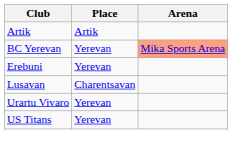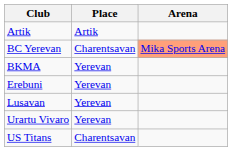(93, 48) Yerevan -> (105, 48) Charentsavan
+ row: (24, 66)
(105, 84) Charentsavan -> (93, 102) Yerevan
(93, 119) Yerevan -> (105, 137) Charentsavan
